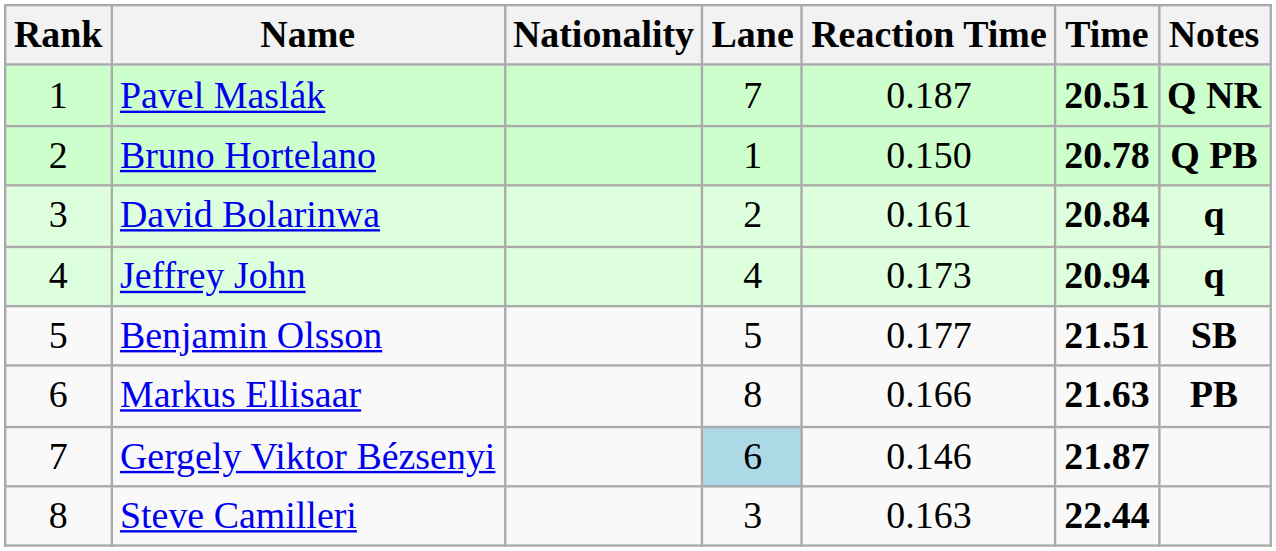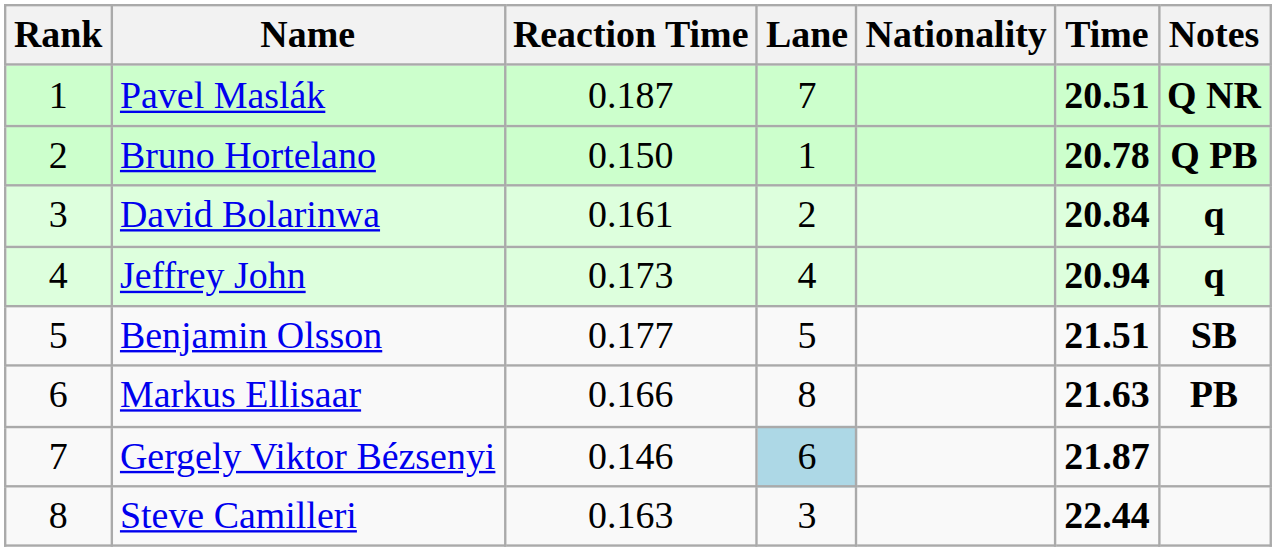columns swapped: (603, 34) <-> (929, 34)
